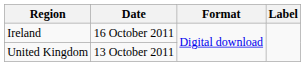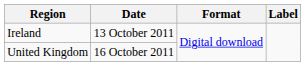(134, 33) 16 October 2011 -> (134, 33) 13 October 2011
(134, 52) 13 October 2011 -> (134, 52) 16 October 2011
